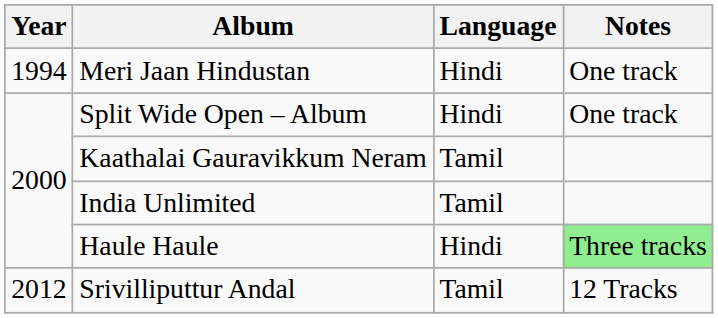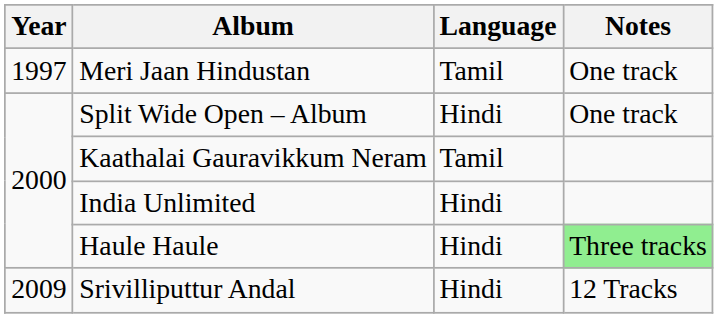(39, 70) 1994 -> (39, 70) 1997
(471, 70) Hindi -> (472, 70) Tamil
(472, 202) Tamil -> (471, 202) Hindi
(39, 289) 2012 -> (39, 289) 2009
(472, 289) Tamil -> (471, 289) Hindi
